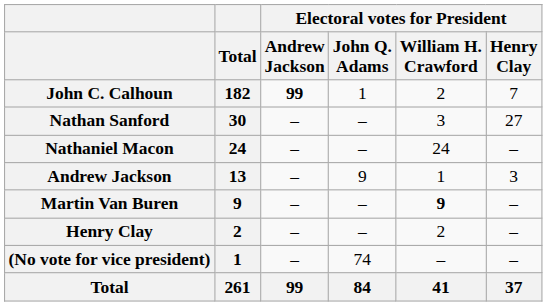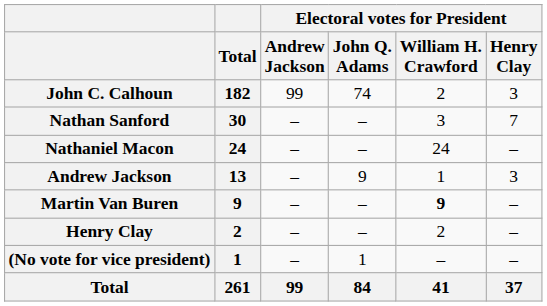(295, 93) bold -> (295, 93) normal
(362, 93) 1 -> (362, 93) 74
(514, 93) 7 -> (514, 93) 3
(514, 120) 27 -> (514, 120) 7
(362, 259) 74 -> (362, 259) 1
